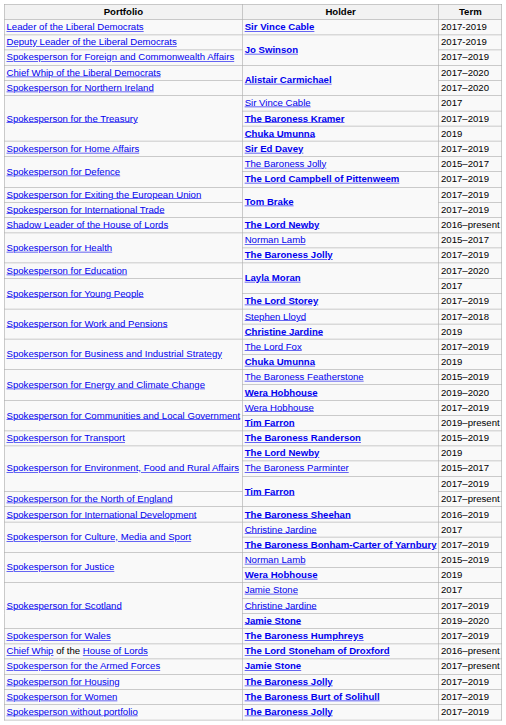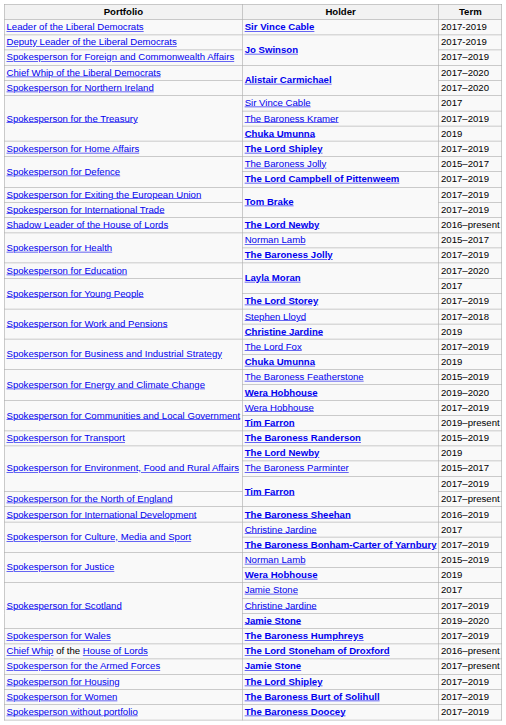(295, 118) bold -> (292, 118) normal
(274, 149) Sir Ed Davey -> (284, 149) The Lord Shipley
(289, 682) The Baroness Jolly -> (284, 682) The Lord Shipley
(289, 712) The Baroness Jolly -> (295, 712) The Baroness Doocey
